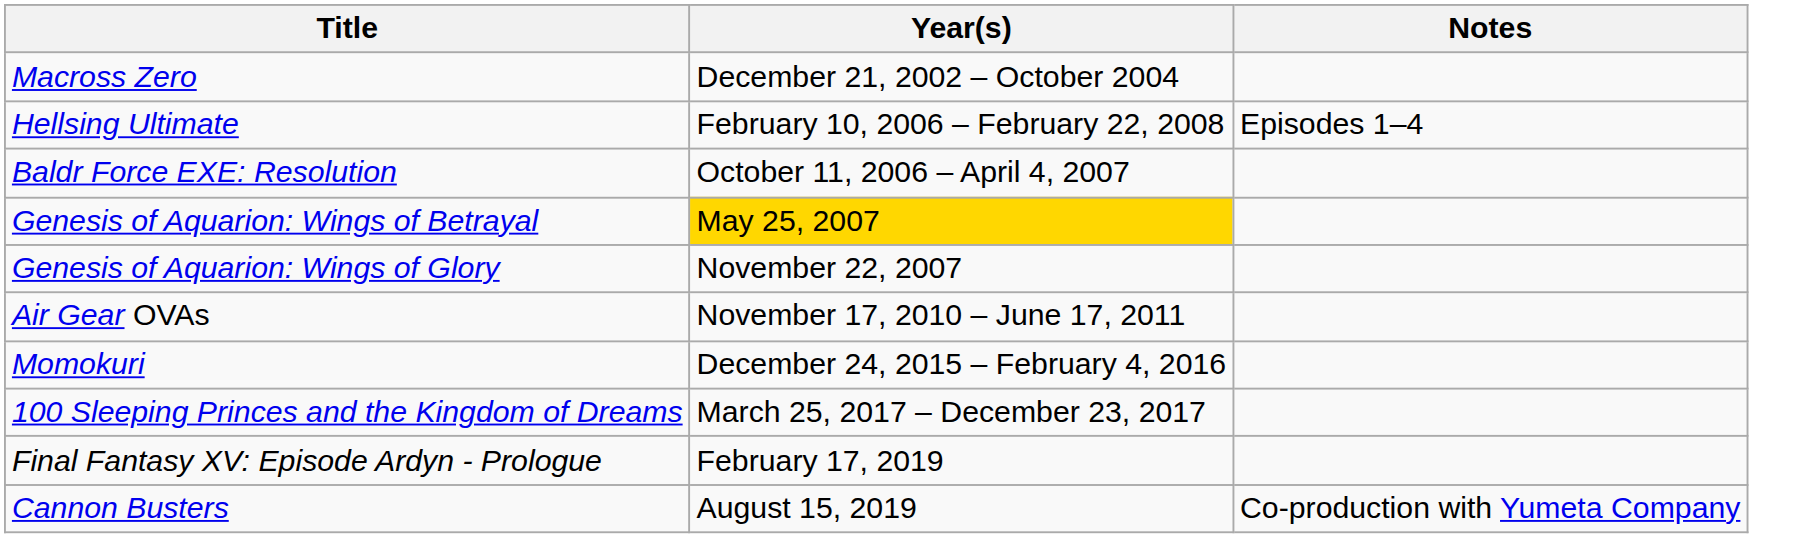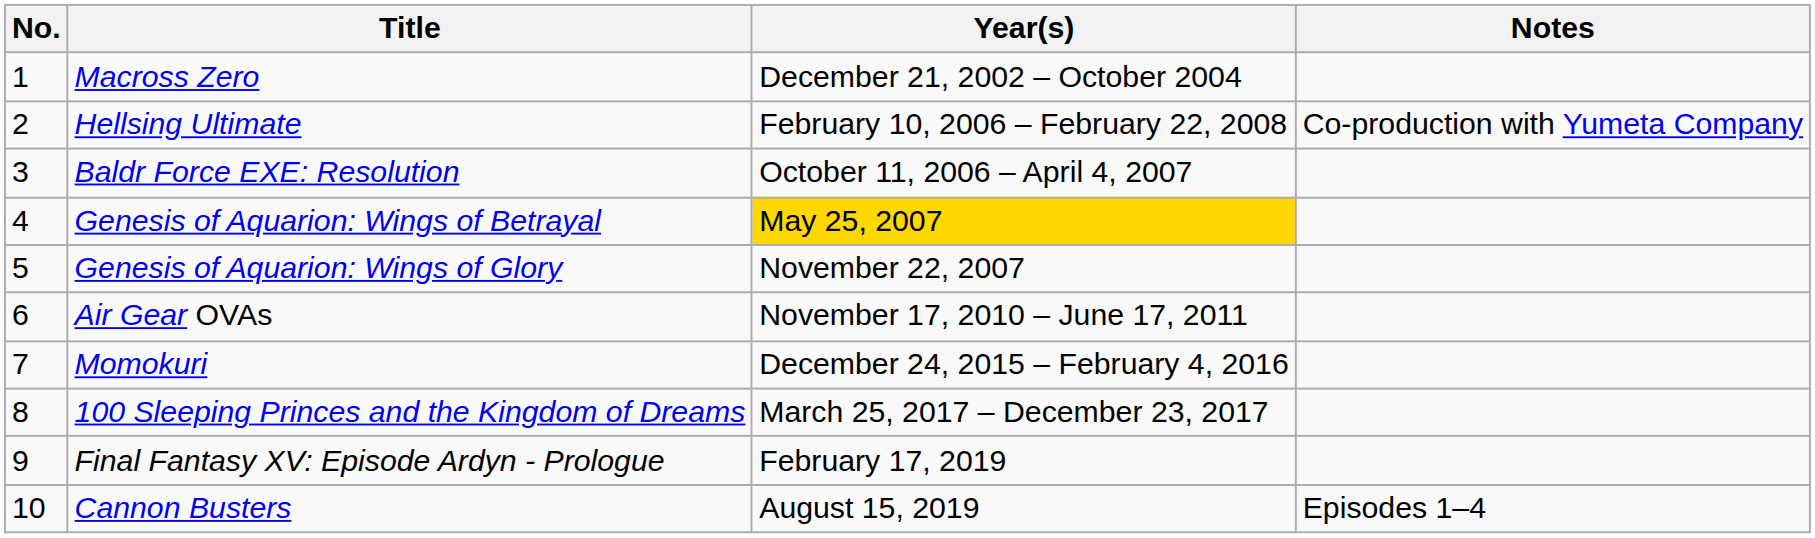+ column: (36, 28)
(1332, 124) Episodes 1–4 -> (1553, 124) Co-production with Yumeta Company
(1490, 508) Co-production with Yumeta Company -> (1394, 508) Episodes 1–4
